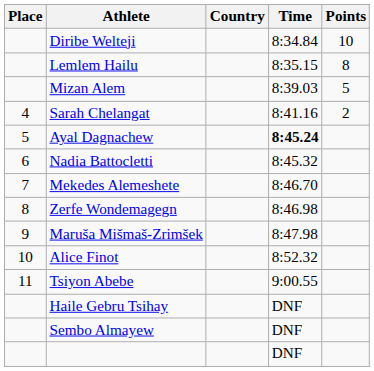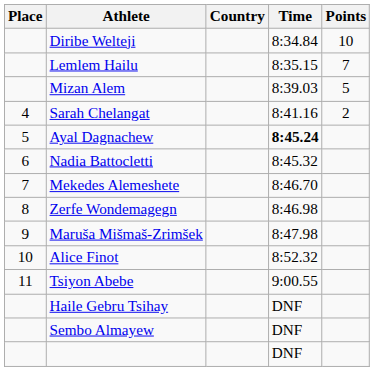(346, 64) 8 -> (346, 64) 7
